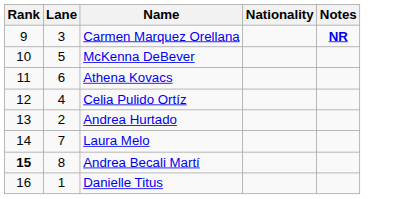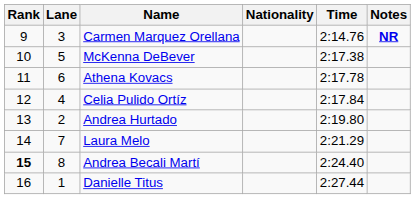+ column: (342, 15)
